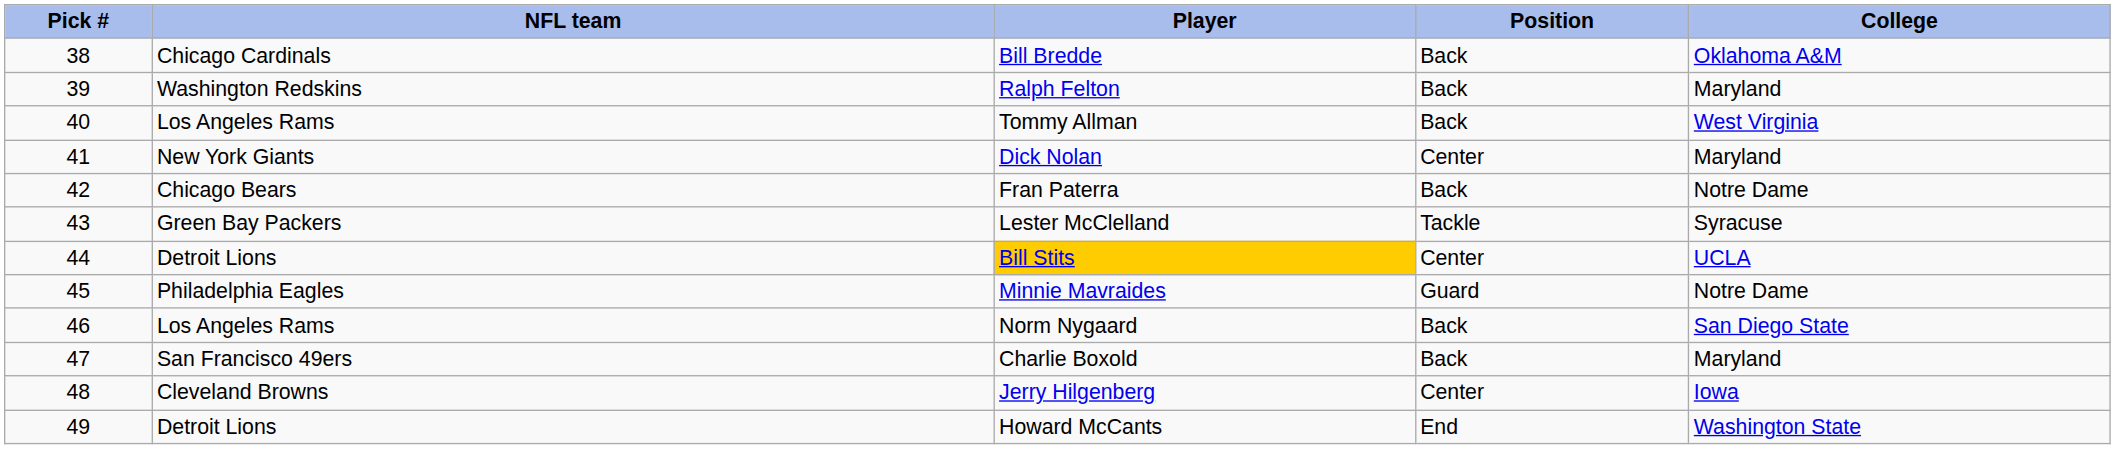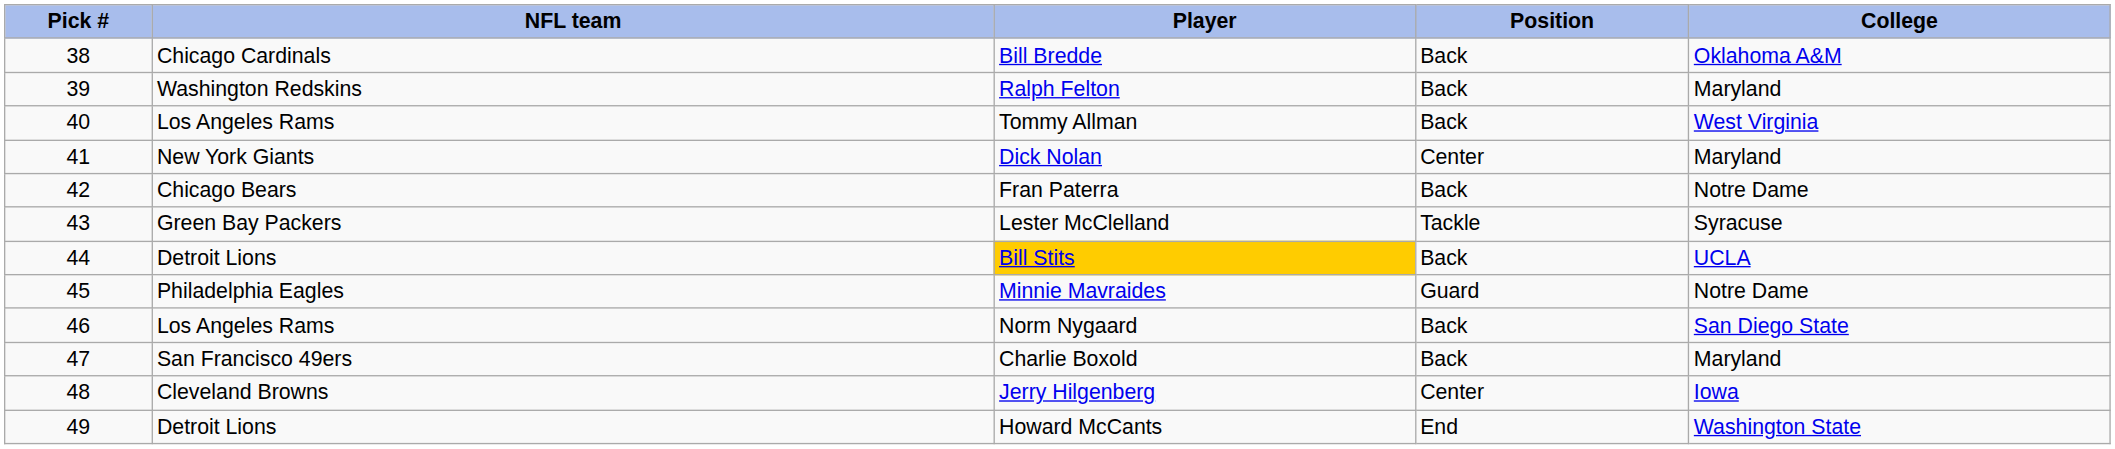(1452, 257) Center -> (1444, 257) Back
